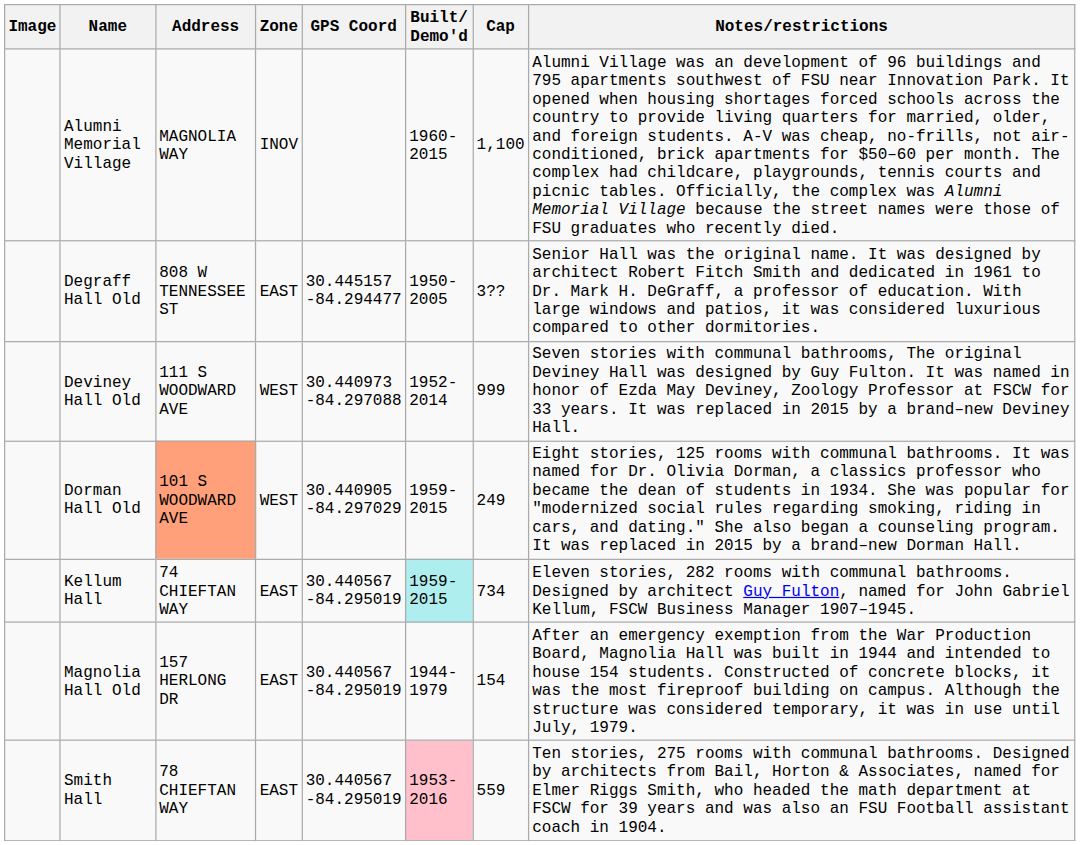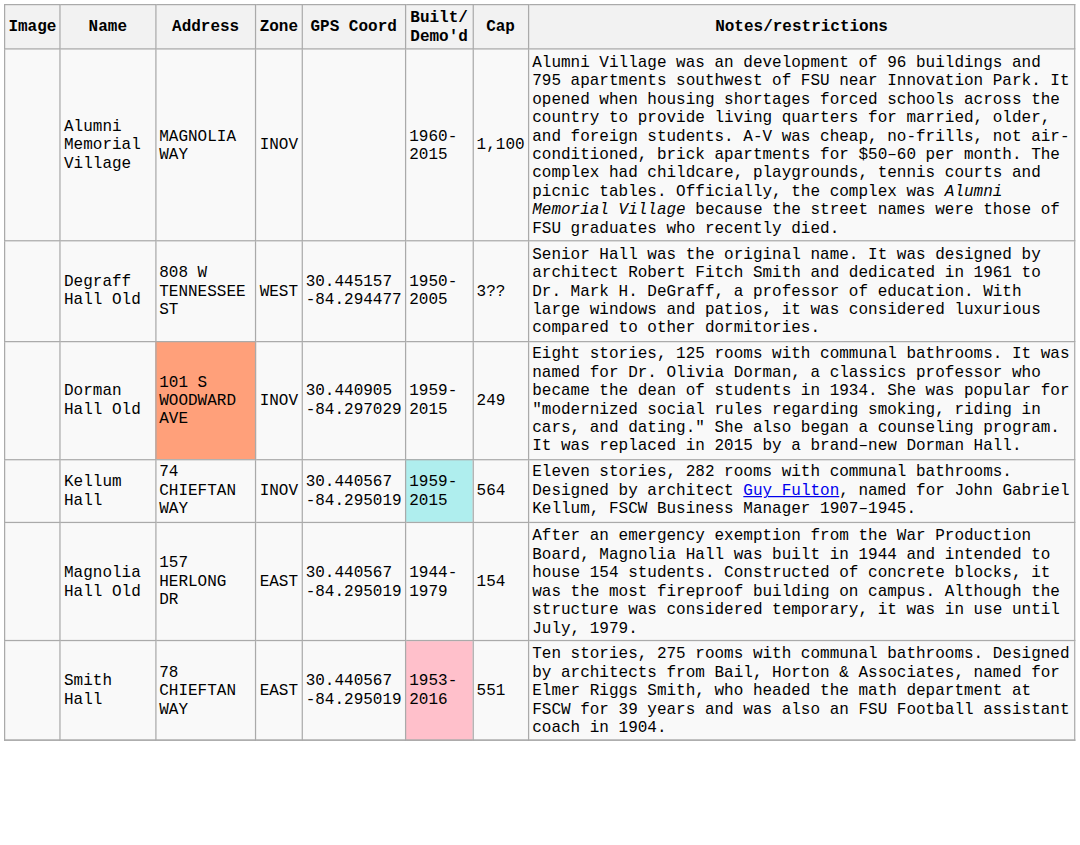(279, 291) EAST -> (279, 291) WEST
- row: (102, 391)
(279, 500) WEST -> (279, 400) INOV
(279, 591) EAST -> (279, 491) INOV
(491, 591) 734 -> (491, 491) 564
(491, 790) 559 -> (491, 691) 551
